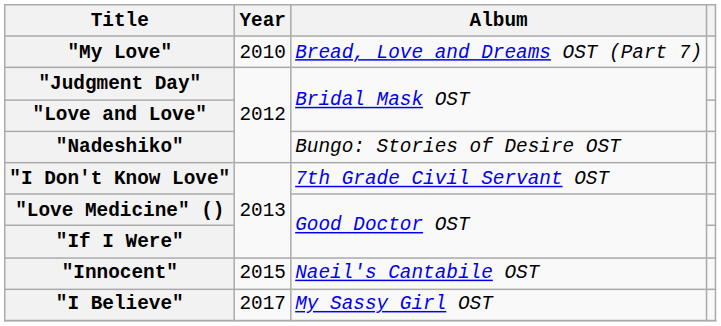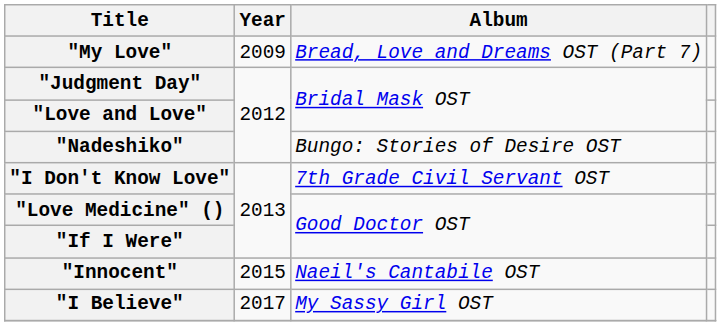(263, 52) 2010 -> (263, 52) 2009
